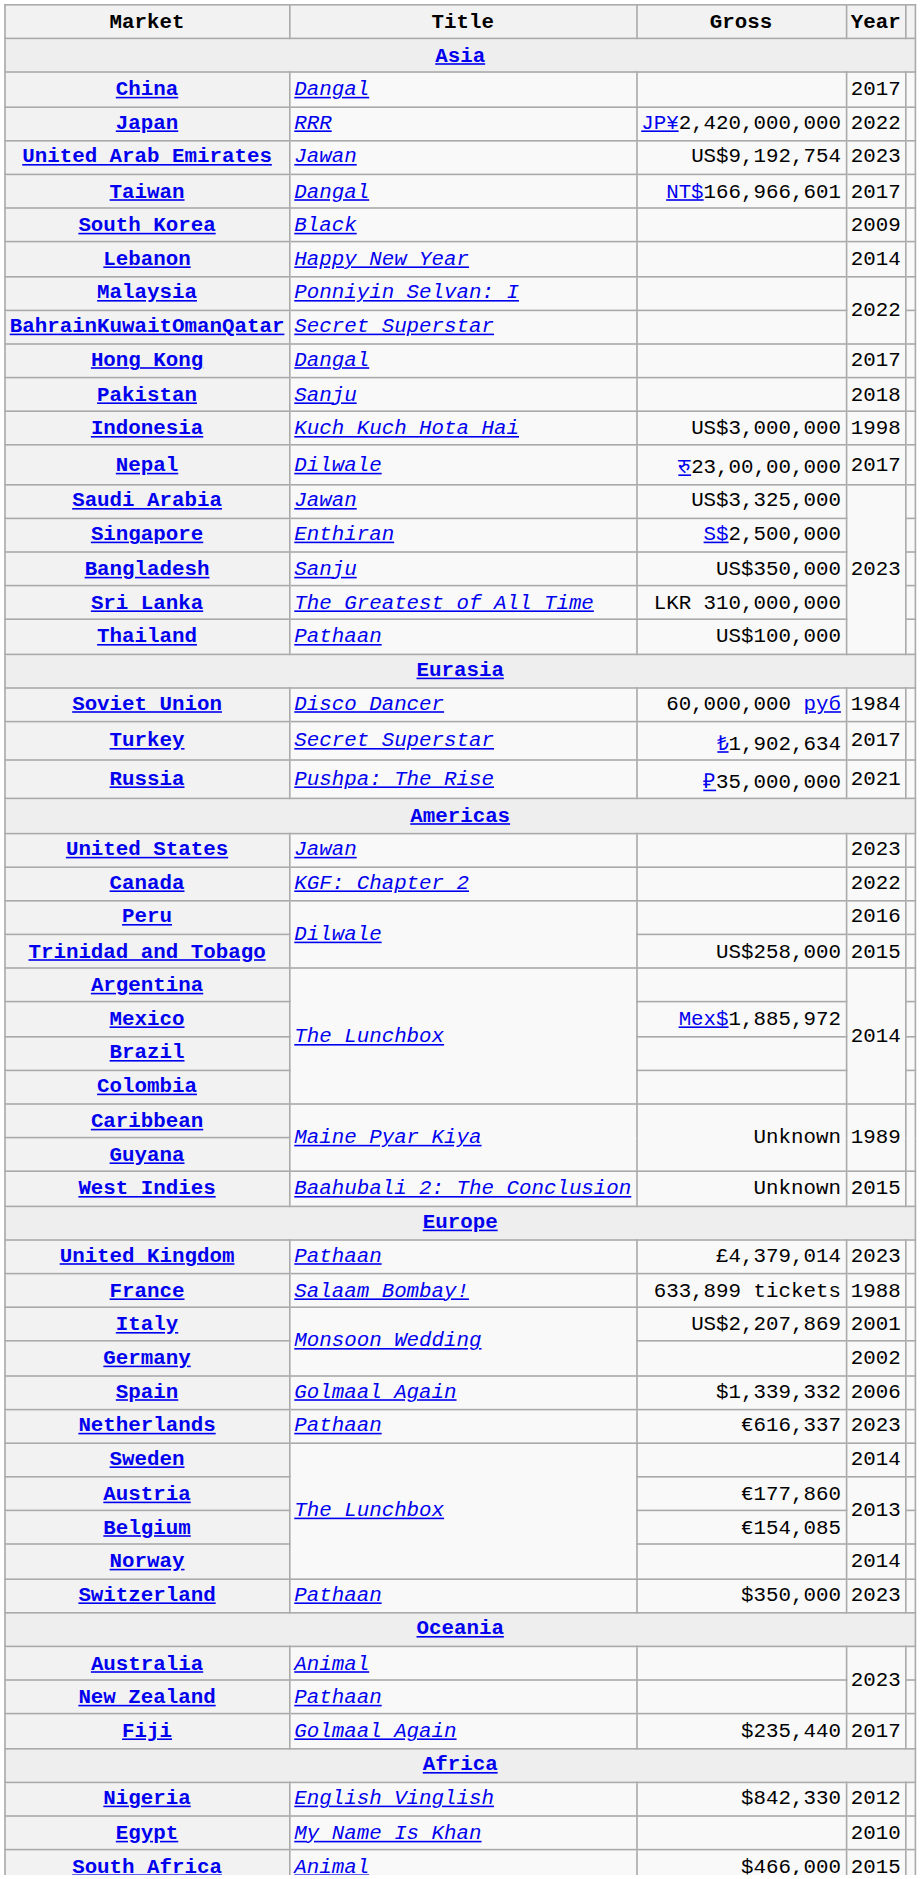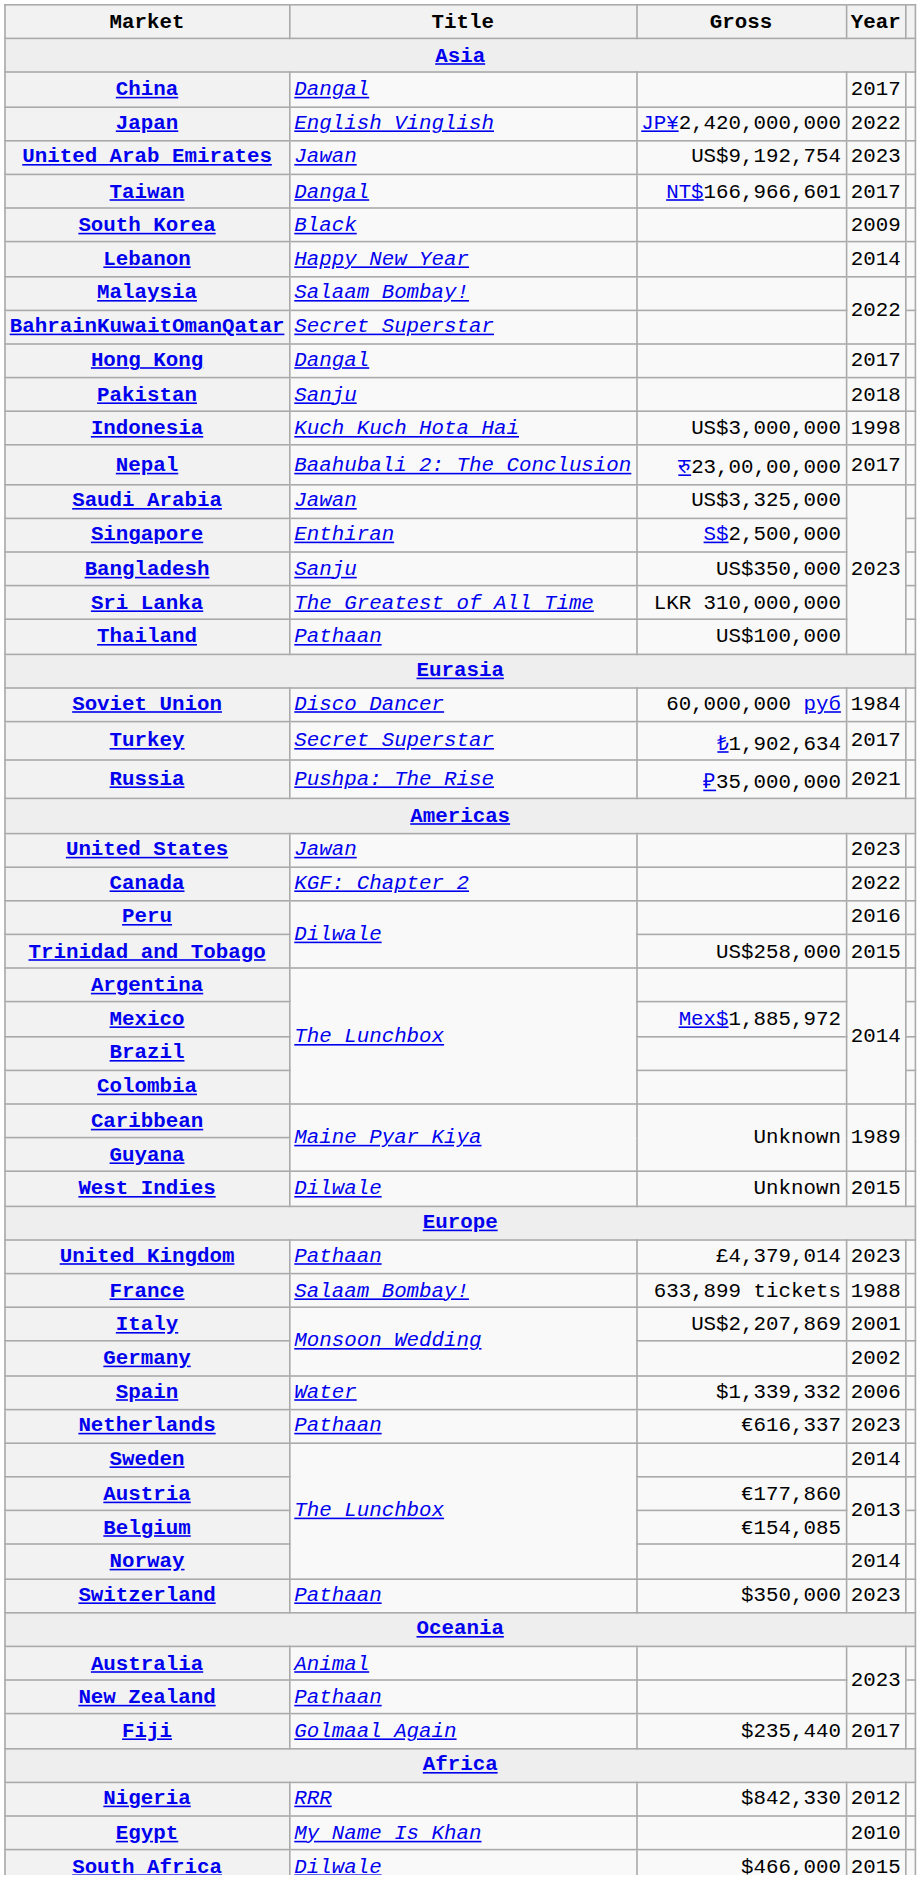(313, 123) RRR -> (394, 123) English Vinglish
(407, 293) Ponniyin Selvan: I -> (382, 293) Salaam Bombay!
(338, 465) Dilwale -> (463, 465) Baahubali 2: The Conclusion
(463, 1189) Baahubali 2: The Conclusion -> (338, 1189) Dilwale
(375, 1392) Golmaal Again -> (325, 1392) Water
(394, 1799) English Vinglish -> (313, 1799) RRR
(332, 1867) Animal -> (338, 1867) Dilwale
